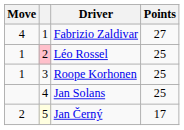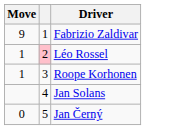- column: (160, 14)
(22, 34) 4 -> (22, 34) 9
(22, 113) 2 -> (22, 113) 0
(45, 113) lightyellow background -> (45, 113) no background
